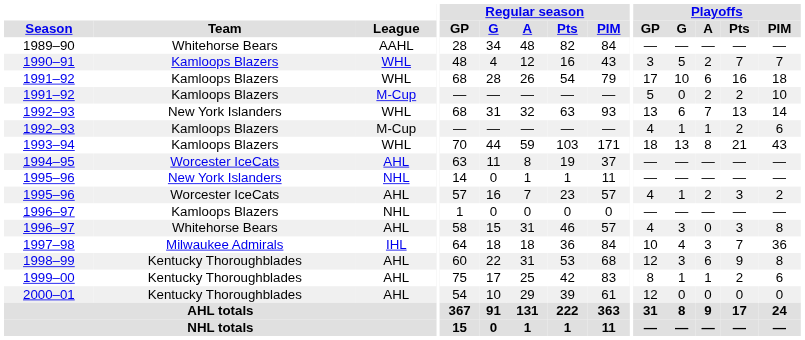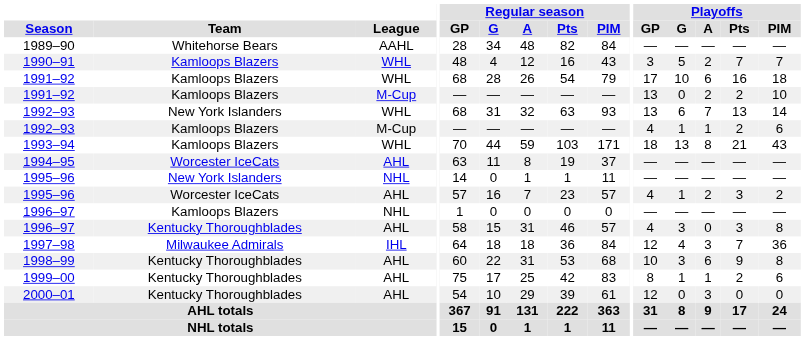(650, 95) 5 -> (650, 95) 13
(225, 228) Whitehorse Bears -> (225, 228) Kentucky Thoroughblades
(650, 244) 10 -> (650, 244) 12
(650, 261) 12 -> (650, 261) 10
(708, 294) 0 -> (708, 294) 3
